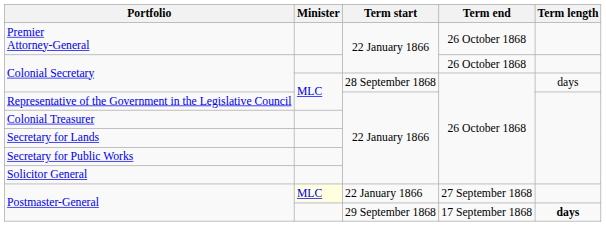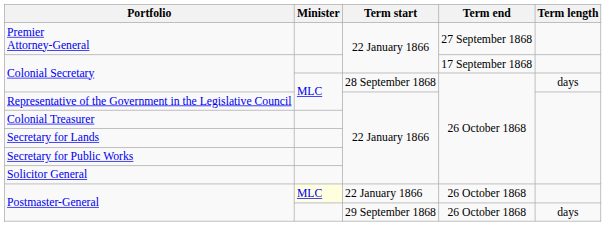(487, 38) 26 October 1868 -> (487, 38) 27 September 1868
(487, 63) 26 October 1868 -> (487, 63) 17 September 1868
(487, 193) 27 September 1868 -> (487, 193) 26 October 1868
(487, 212) 17 September 1868 -> (487, 212) 26 October 1868
(568, 212) bold -> (568, 212) normal
